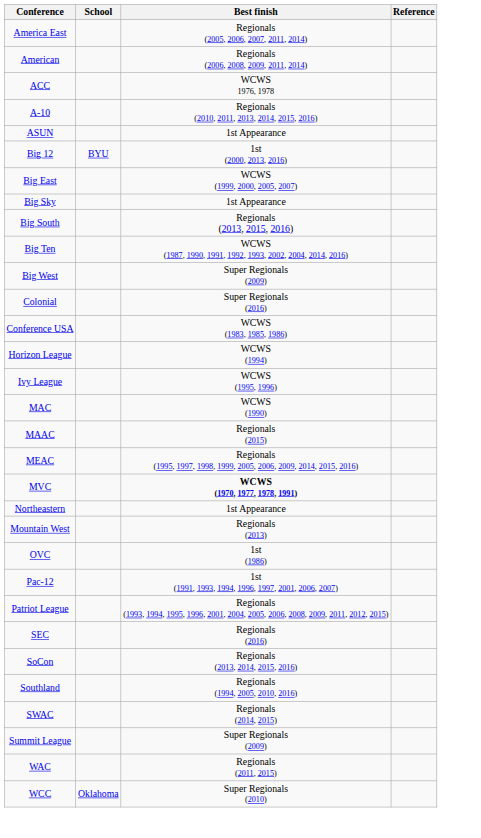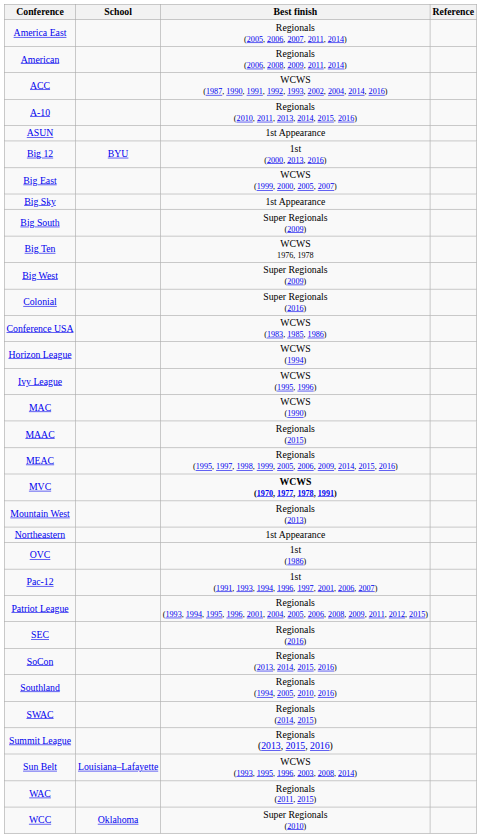(256, 86) WCWS 1976, 1978 -> (295, 86) WCWS (1987, 1990, 1991, 1992, 1993, 2002, 2004, 2014, 2016)
(256, 222) Regionals (2013, 2015, 2016) -> (295, 222) Super Regionals (2009)
(256, 249) WCWS (1987, 1990, 1991, 1992, 1993, 2002, 2004, 2014, 2016) -> (295, 249) WCWS 1976, 1978
rows swapped: (40, 529) <-> (40, 508)
(256, 741) Super Regionals (2009) -> (295, 741) Regionals (2013, 2015, 2016)
+ row: (40, 767)
